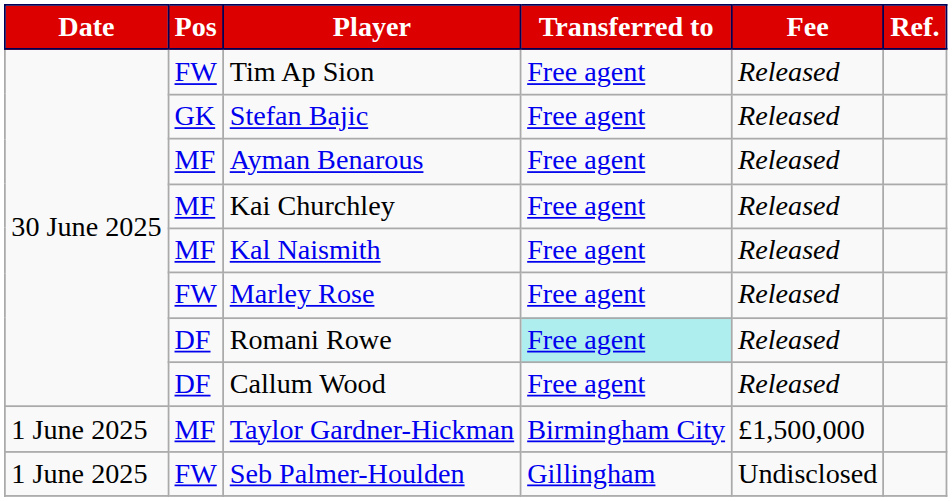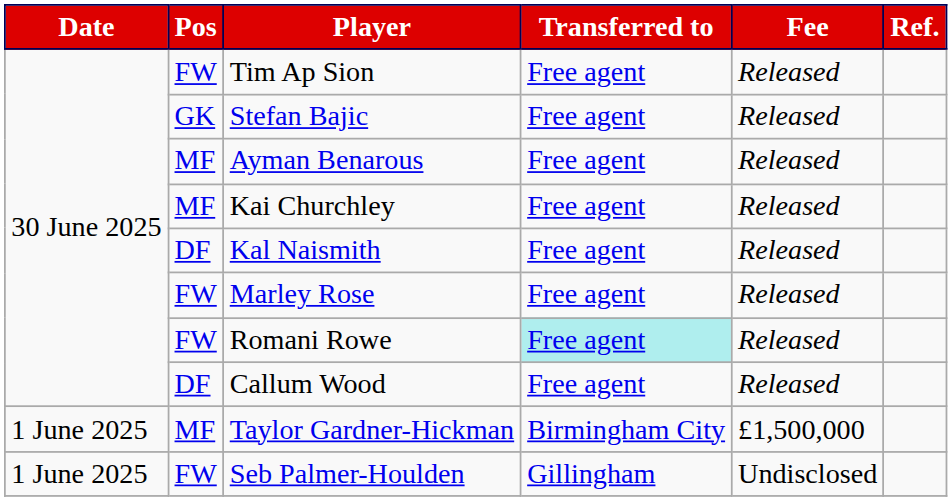(195, 250) MF -> (193, 250) DF
(193, 339) DF -> (196, 339) FW
